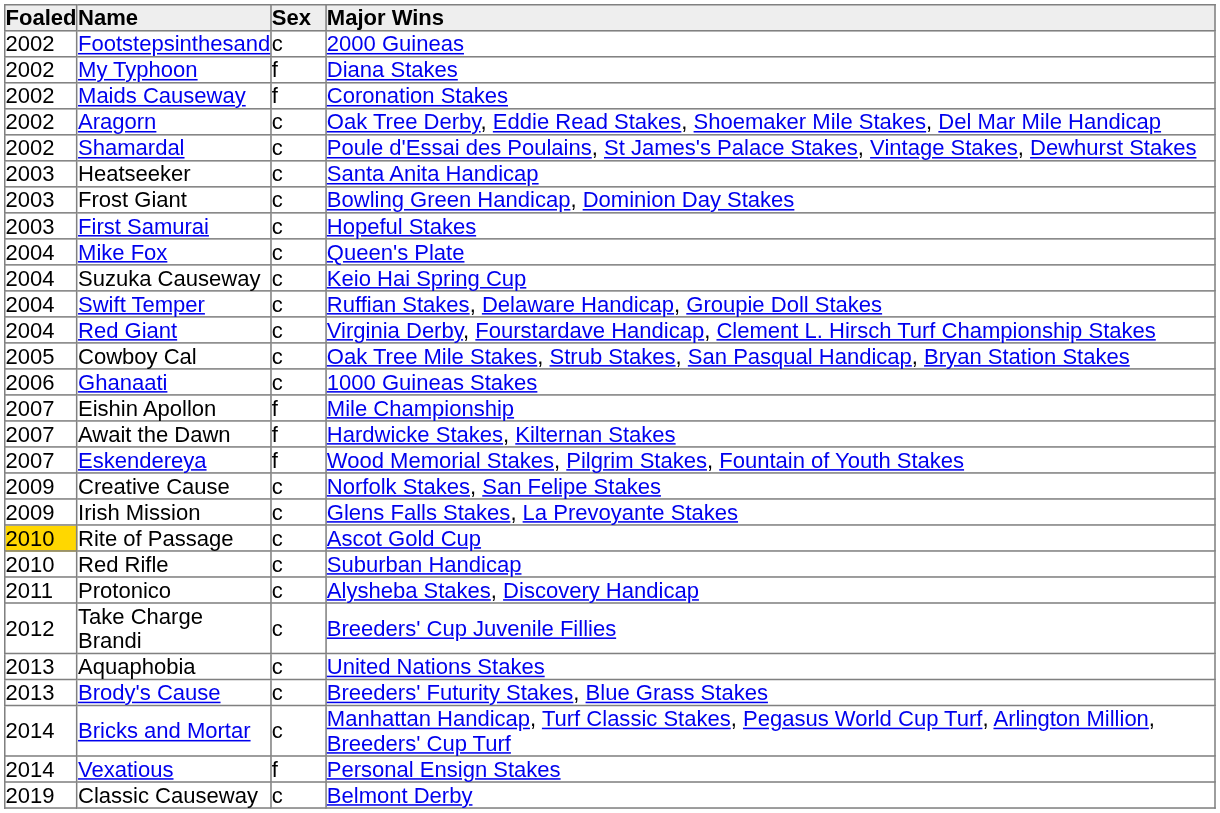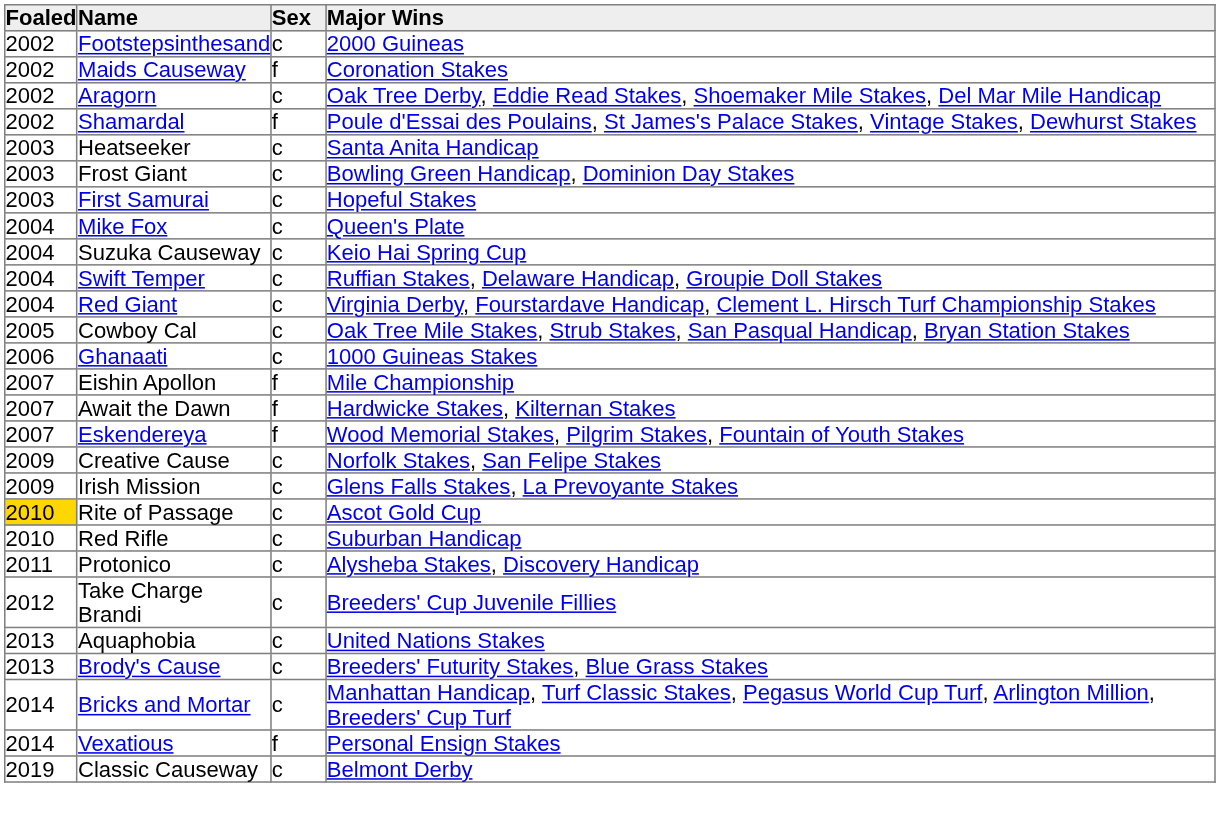- row: (138, 70)
(277, 148) c -> (275, 122) f
